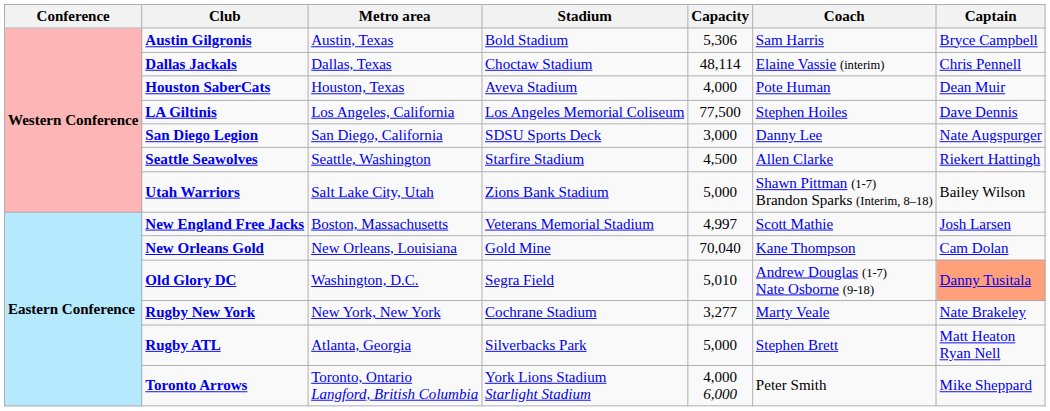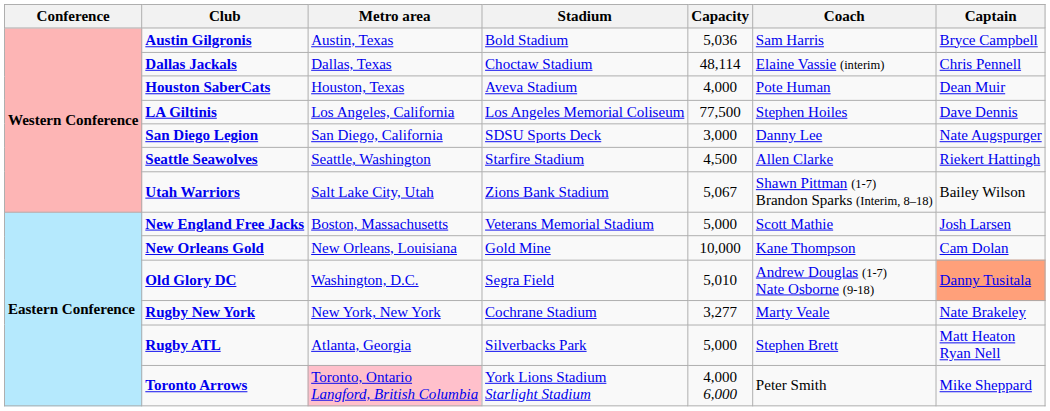(720, 40) 5,306 -> (720, 40) 5,036
(720, 191) 5,000 -> (720, 191) 5,067
(720, 224) 4,997 -> (720, 224) 5,000
(720, 248) 70,040 -> (720, 248) 10,000
(395, 385) no background -> (395, 385) pink background
